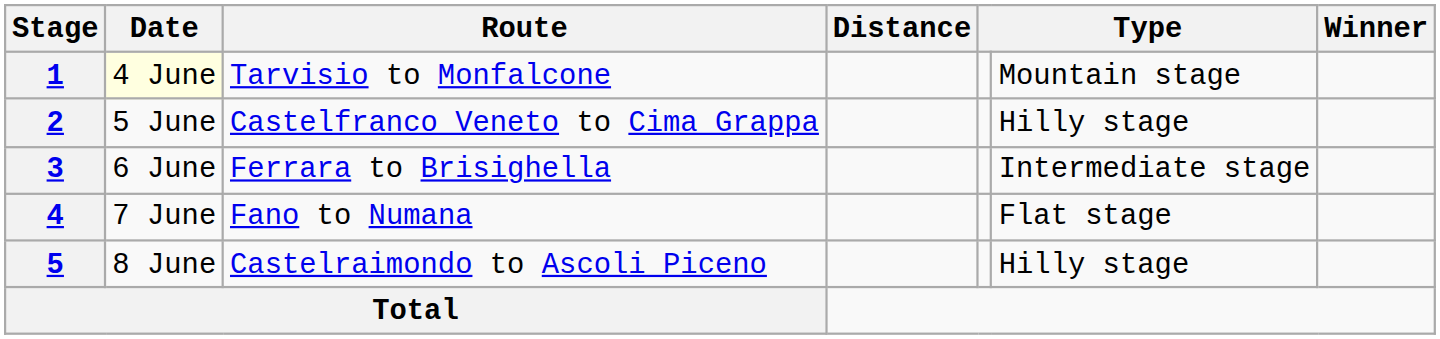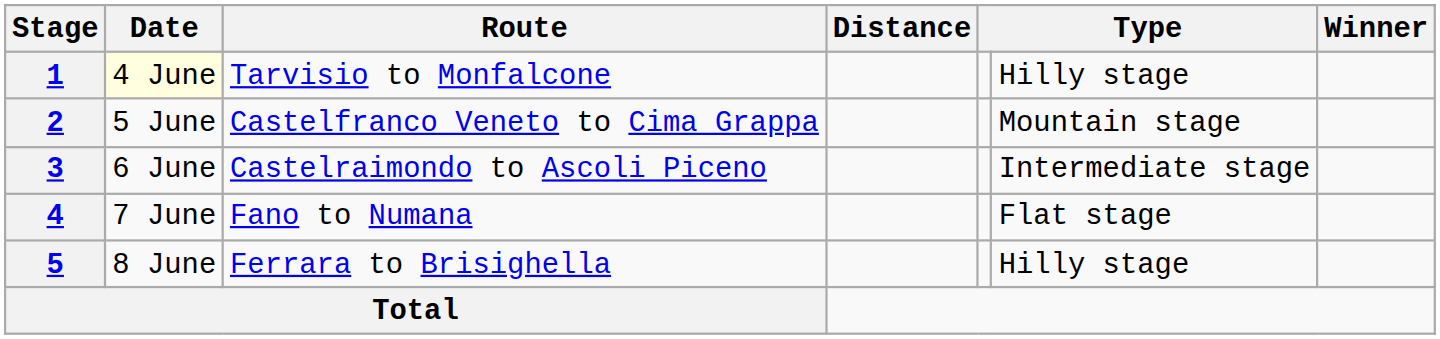(1120, 76) Mountain stage -> (1094, 76) Hilly stage
(1094, 123) Hilly stage -> (1120, 123) Mountain stage
(421, 170) Ferrara to Brisighella -> (498, 170) Castelraimondo to Ascoli Piceno
(498, 264) Castelraimondo to Ascoli Piceno -> (421, 264) Ferrara to Brisighella
